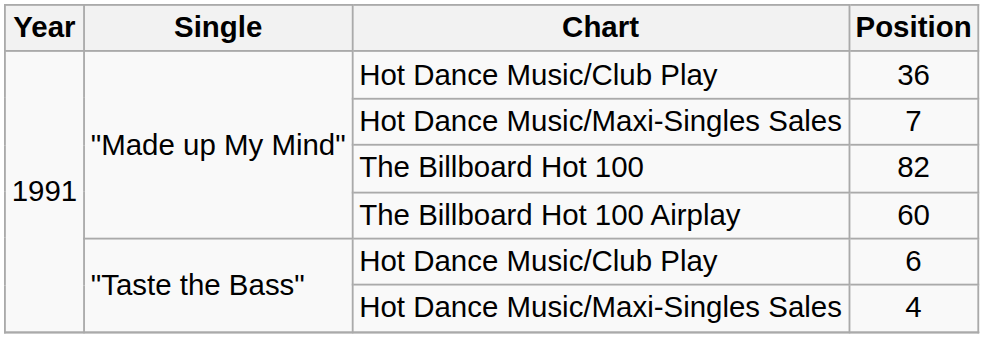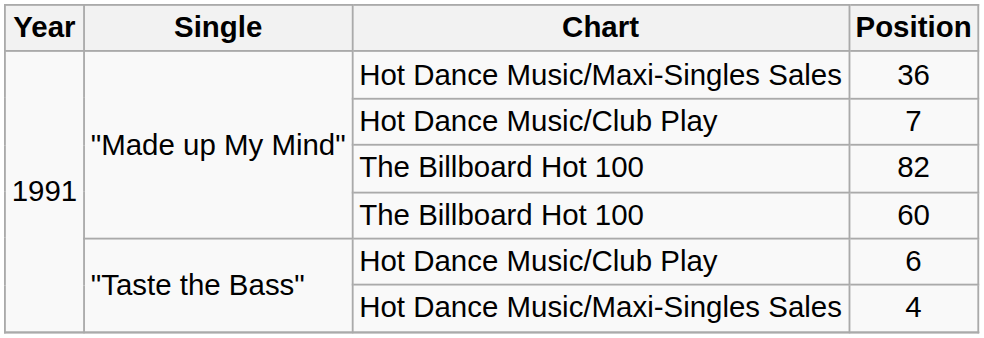(538, 74) Hot Dance Music/Club Play -> (601, 74) Hot Dance Music/Maxi-Singles Sales
(601, 121) Hot Dance Music/Maxi-Singles Sales -> (538, 121) Hot Dance Music/Club Play
(550, 214) The Billboard Hot 100 Airplay -> (502, 214) The Billboard Hot 100
